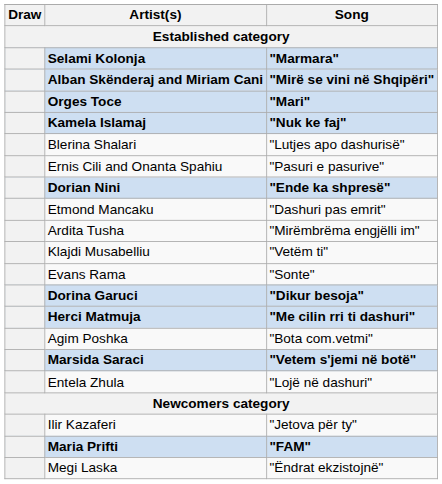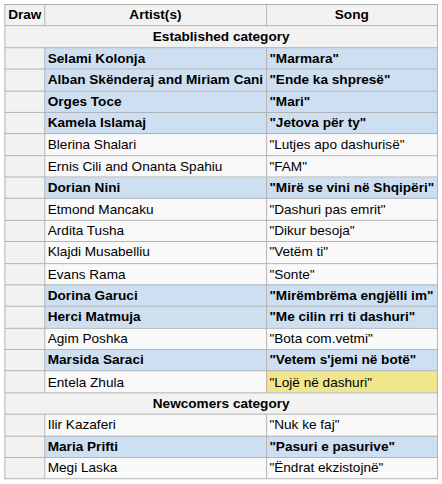(352, 79) "Mirë se vini në Shqipëri" -> (330, 79) "Ende ka shpresë"
(308, 123) "Nuk ke faj" -> (318, 123) "Jetova për ty"
(327, 166) "Pasuri e pasurive" -> (288, 166) "FAM"
(330, 187) "Ende ka shpresë" -> (352, 187) "Mirë se vini në Shqipëri"
(344, 230) "Mirëmbrëma engjëlli im" -> (312, 230) "Dikur besoja"
(317, 295) "Dikur besoja" -> (351, 295) "Mirëmbrëma engjëlli im"
(321, 381) no background -> (321, 381) khaki background
(313, 425) "Jetova për ty" -> (304, 425) "Nuk ke faj"
(290, 446) "FAM" -> (332, 446) "Pasuri e pasurive"
